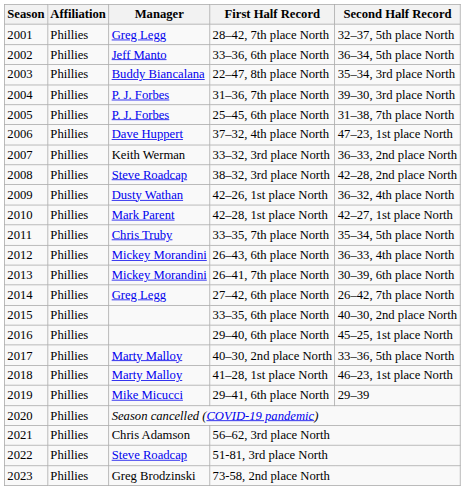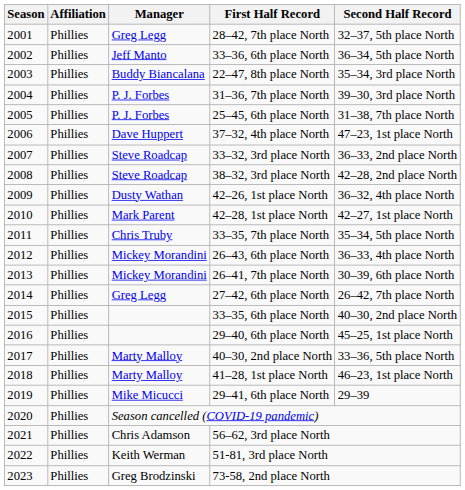(148, 154) Keith Werman -> (149, 154) Steve Roadcap
(149, 455) Steve Roadcap -> (148, 455) Keith Werman
